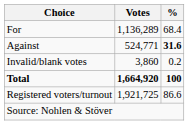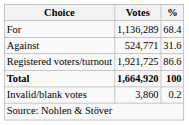(172, 45) bold -> (172, 45) normal
rows swapped: (47, 62) <-> (59, 95)
